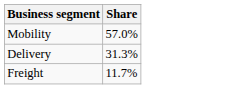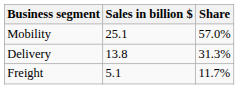+ column: (149, 14)
